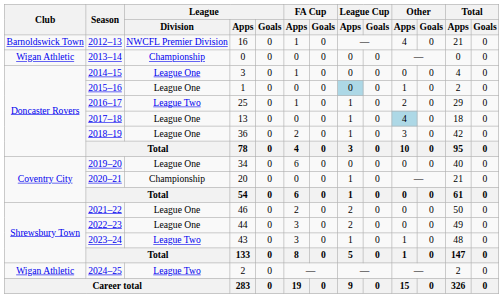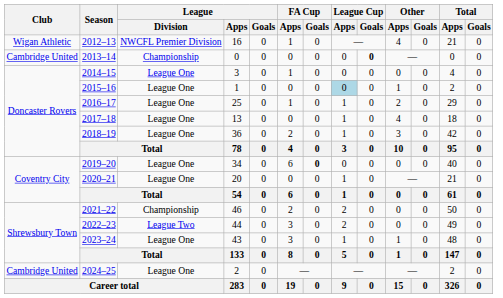(45, 42) Barnoldswick Town -> (42, 42) Wigan Athletic
(45, 57) Wigan Athletic -> (42, 57) Cambridge United
(377, 57) normal -> (371, 57) bold
(177, 103) League Two -> (171, 103) League One
(404, 118) lightblue background -> (398, 118) no background
(323, 164) normal -> (317, 164) bold
(177, 179) Championship -> (171, 179) League One
(177, 210) League One -> (171, 210) Championship
(177, 225) League One -> (171, 225) League Two
(177, 240) League Two -> (171, 240) League One
(45, 270) Wigan Athletic -> (42, 270) Cambridge United
(177, 270) League Two -> (171, 270) League One
